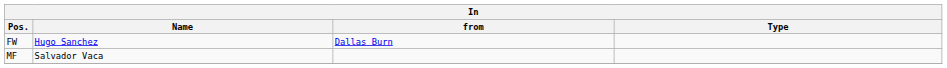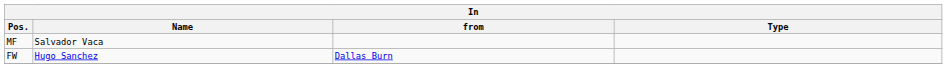rows swapped: (12, 41) <-> (12, 56)
